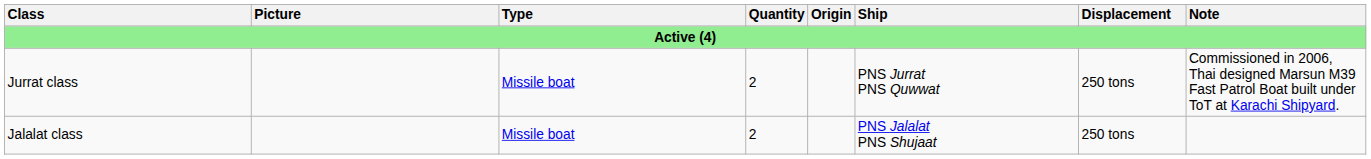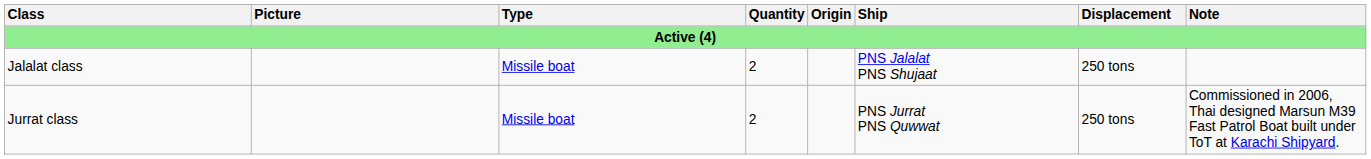rows swapped: (45, 135) <-> (43, 82)
